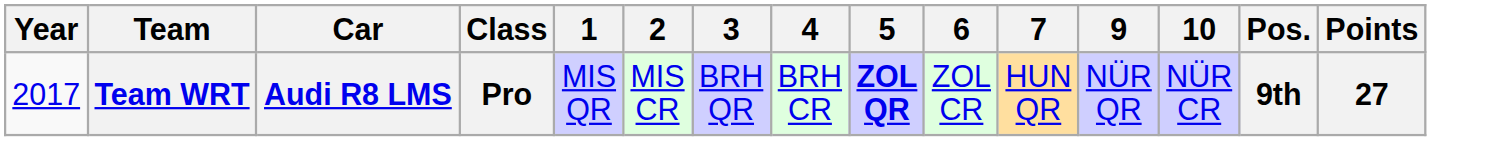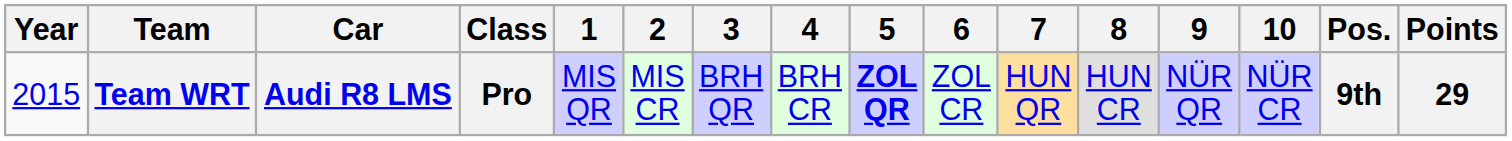+ column: (1119, 29)
(46, 94) 2017 -> (46, 94) 2015
(1372, 94) 27 -> (1452, 94) 29
